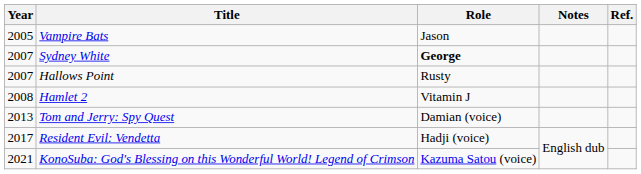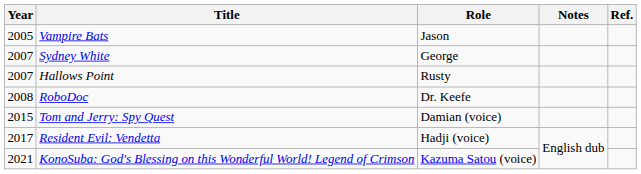(441, 55) bold -> (439, 55) normal
- row: (63, 96)
+ row: (64, 96)
(20, 117) 2013 -> (20, 117) 2015
